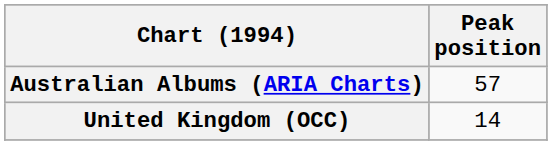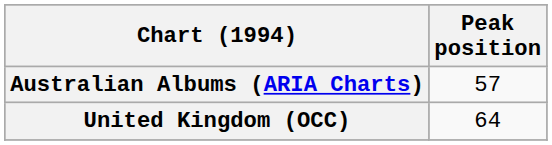(488, 121) 14 -> (488, 121) 64
